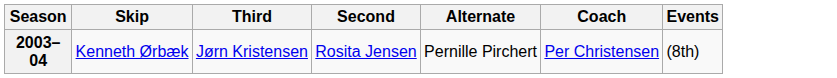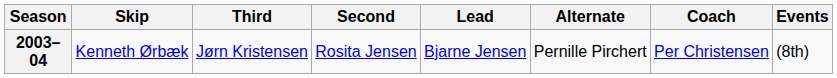+ column: (475, 17)
